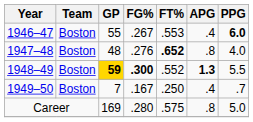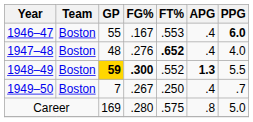(142, 33) .267 -> (142, 33) .167
(210, 51) .8 -> (210, 51) .4
(142, 89) .167 -> (142, 89) .267
